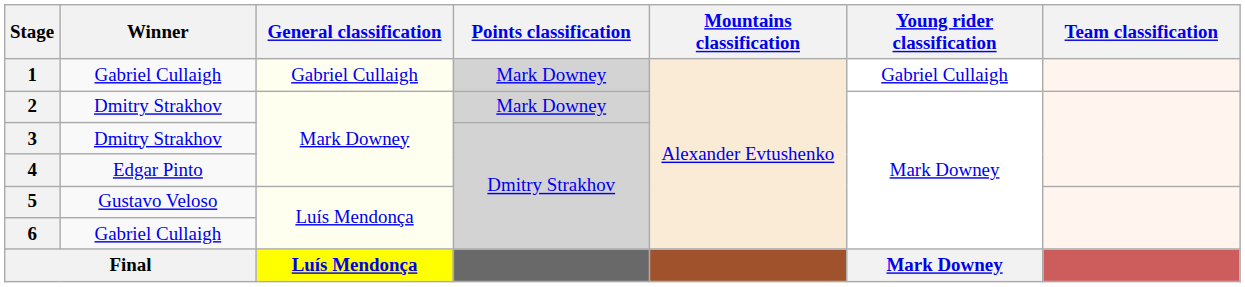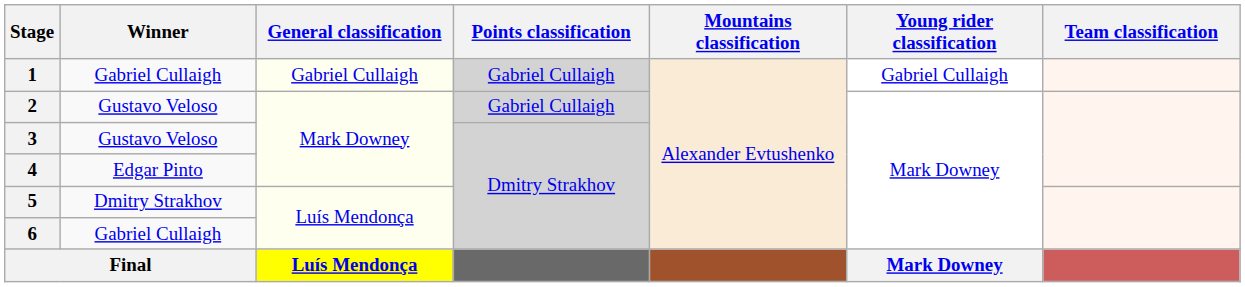(551, 75) Mark Downey -> (551, 75) Gabriel Cullaigh
(158, 106) Dmitry Strakhov -> (158, 106) Gustavo Veloso
(551, 106) Mark Downey -> (551, 106) Gabriel Cullaigh
(158, 138) Dmitry Strakhov -> (158, 138) Gustavo Veloso
(158, 201) Gustavo Veloso -> (158, 201) Dmitry Strakhov
